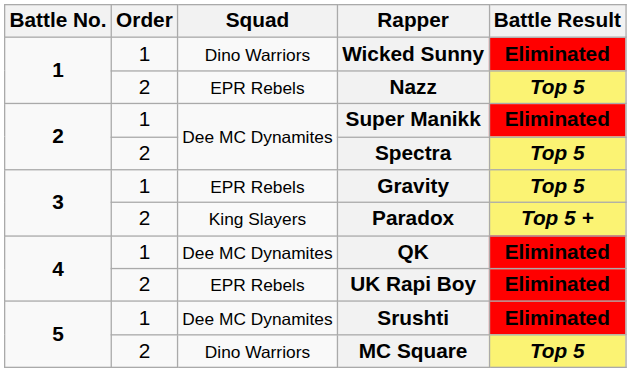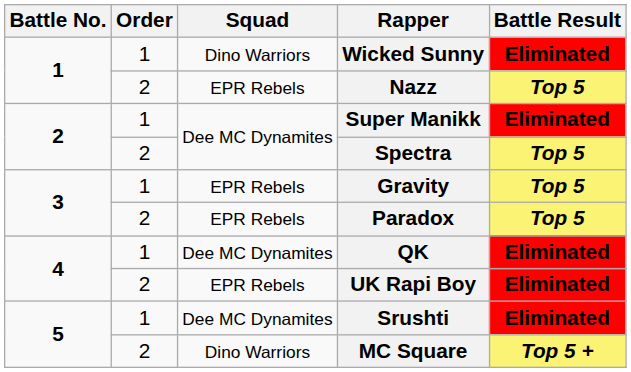(257, 220) King Slayers -> (257, 220) EPR Rebels
(557, 218) Top 5 + -> (557, 218) Top 5
(557, 350) Top 5 -> (557, 350) Top 5 +
